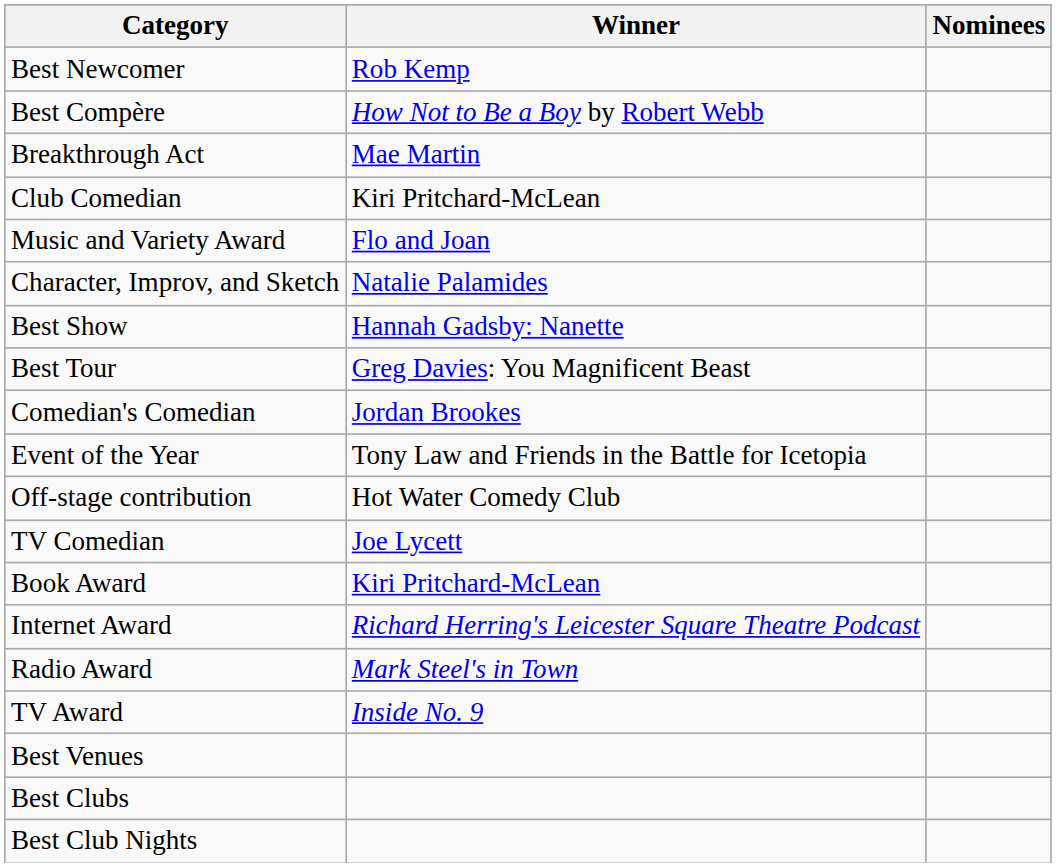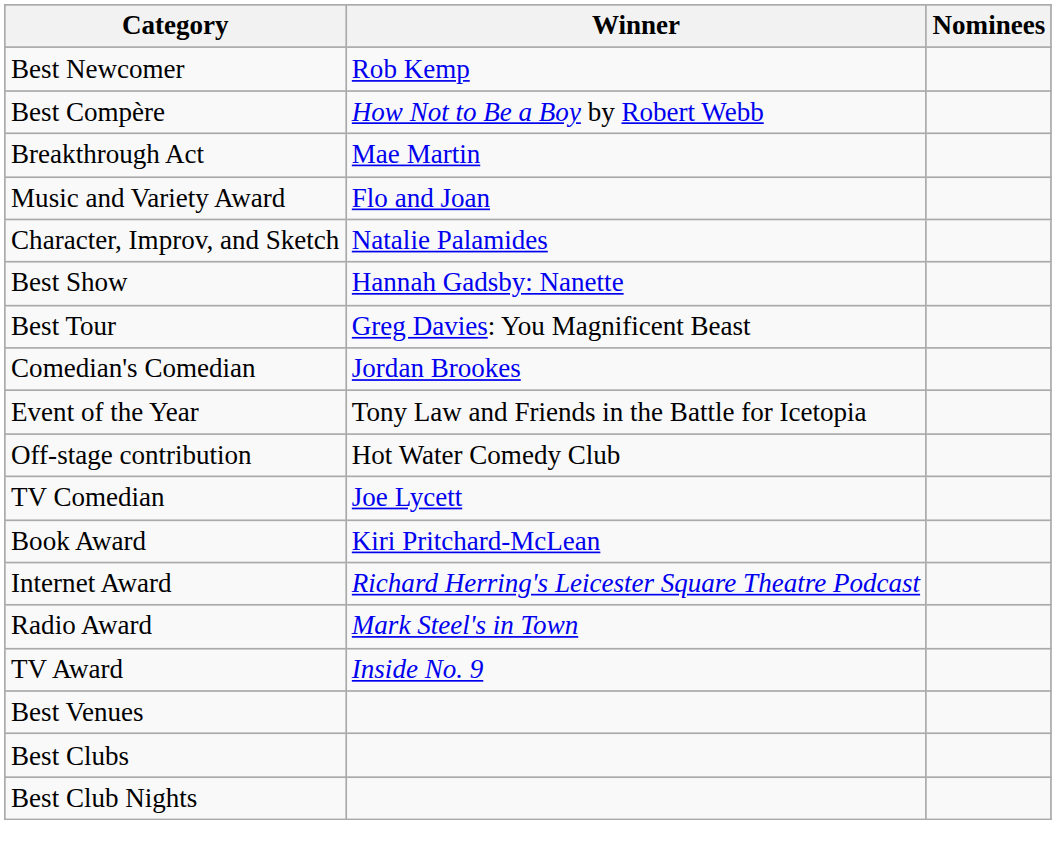- row: (96, 197)
